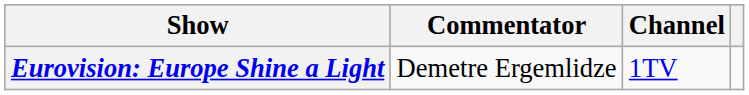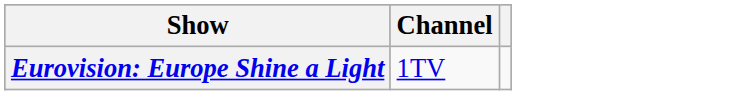- column: (507, 25)
